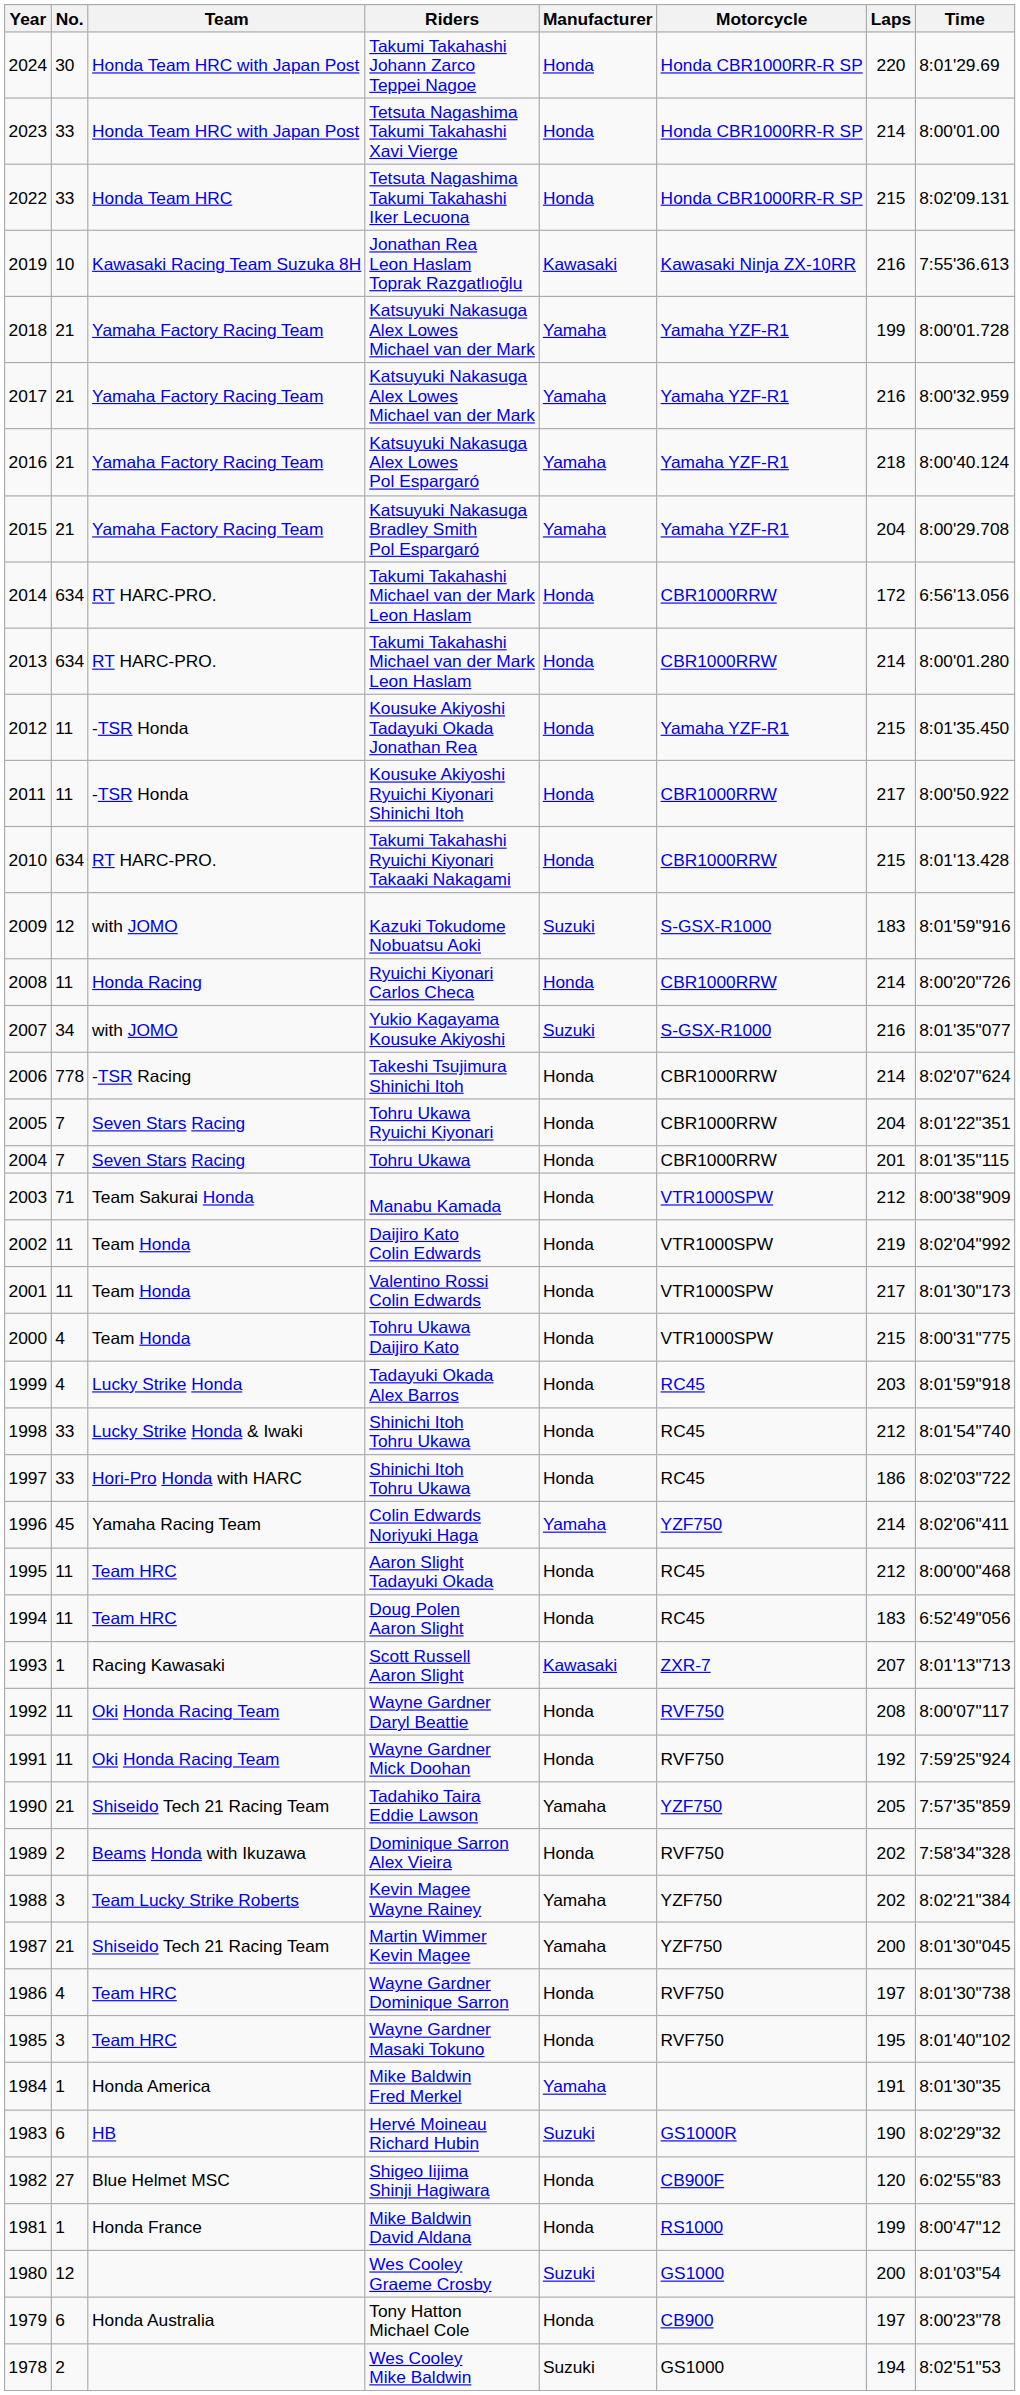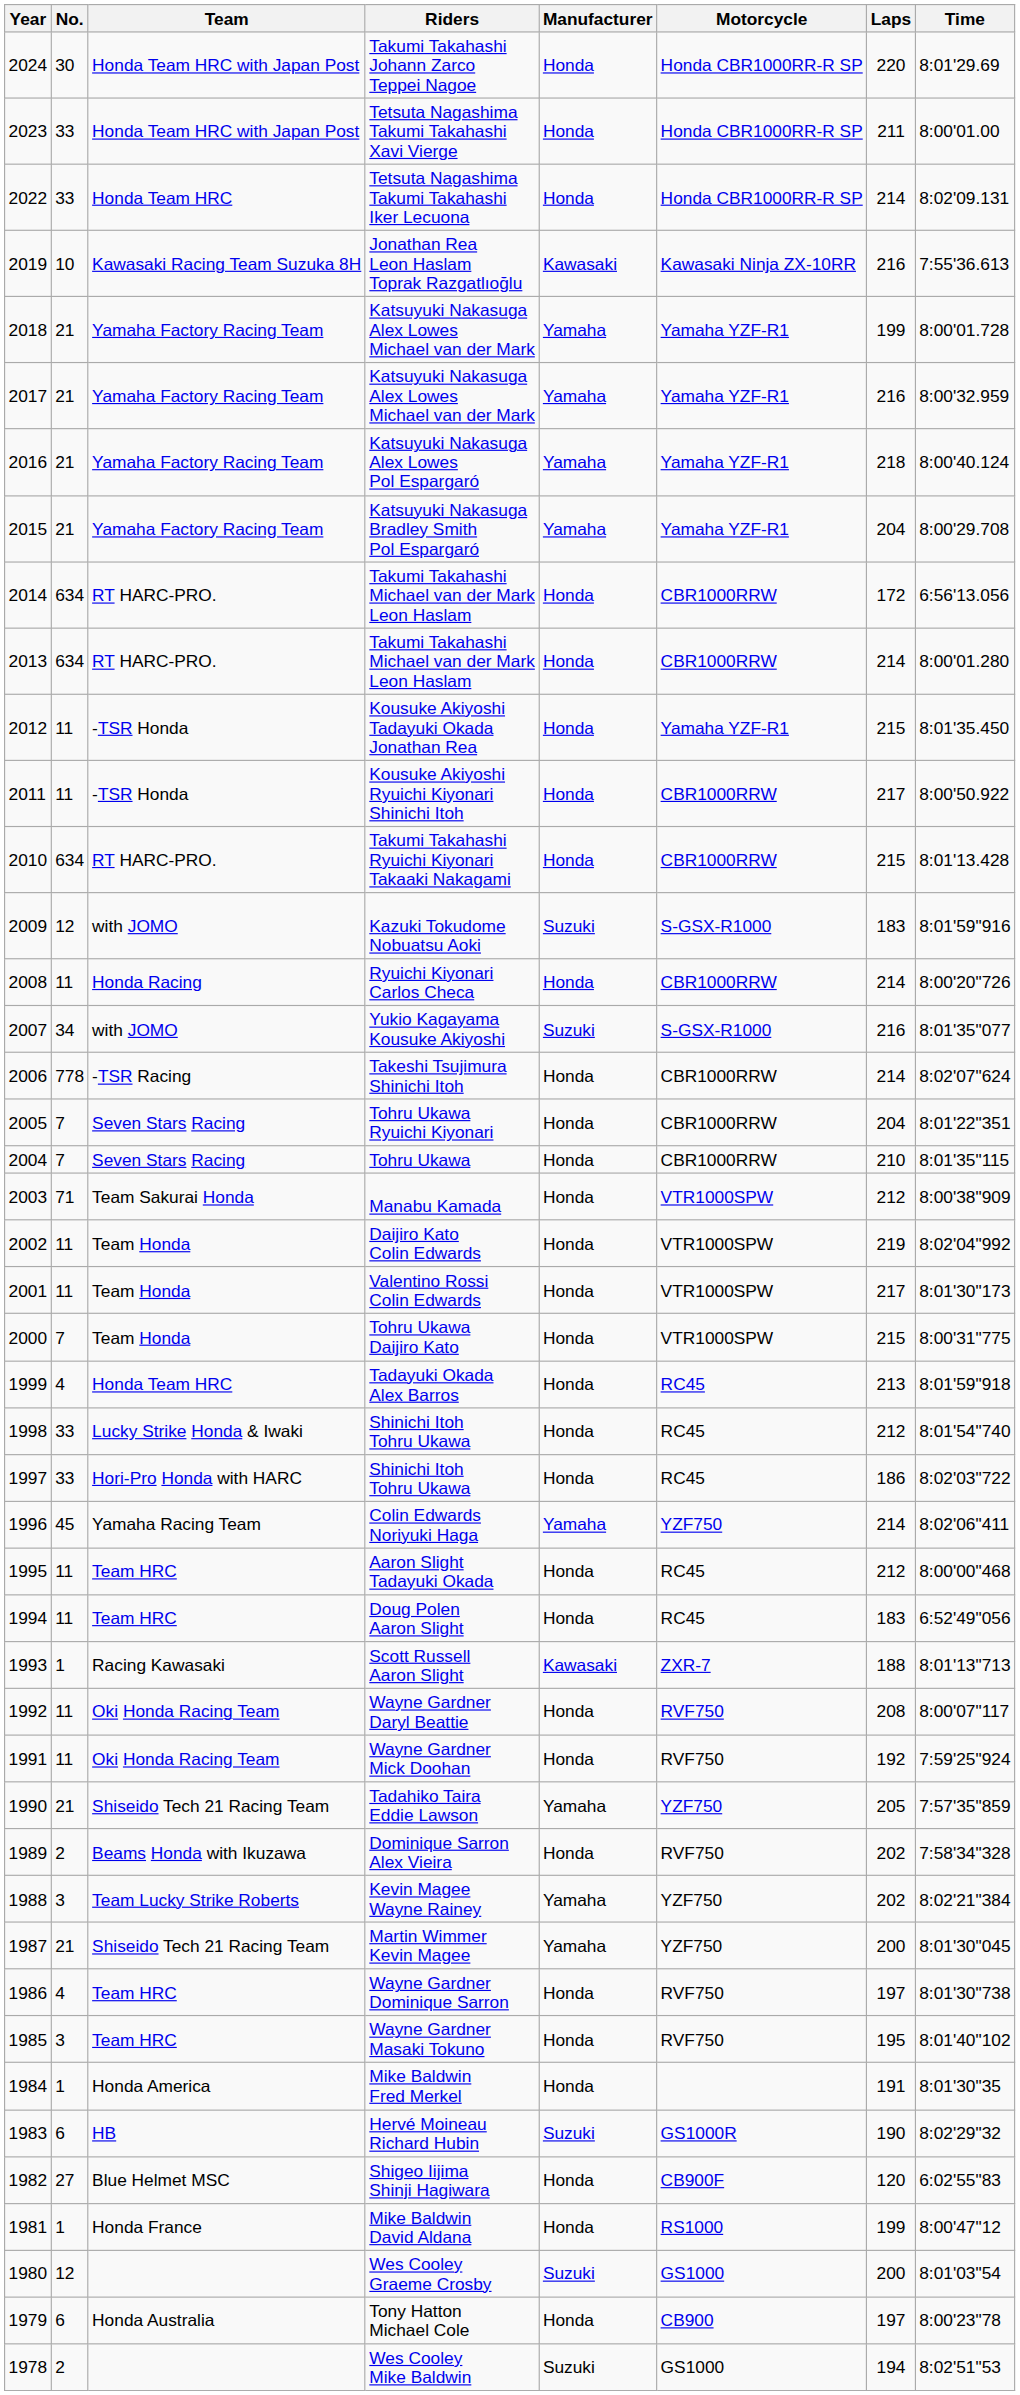(891, 131) 214 -> (891, 131) 211
(891, 198) 215 -> (891, 198) 214
(891, 1160) 201 -> (891, 1160) 210
(60, 1337) 4 -> (60, 1337) 7
(167, 1384) Lucky Strike Honda -> (162, 1384) Honda Team HRC
(891, 1384) 203 -> (891, 1384) 213
(891, 1665) 207 -> (891, 1665) 188
(574, 2086) Yamaha -> (568, 2086) Honda
